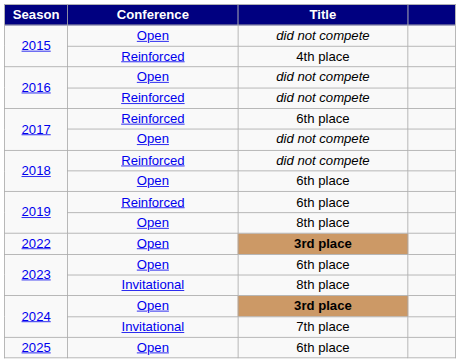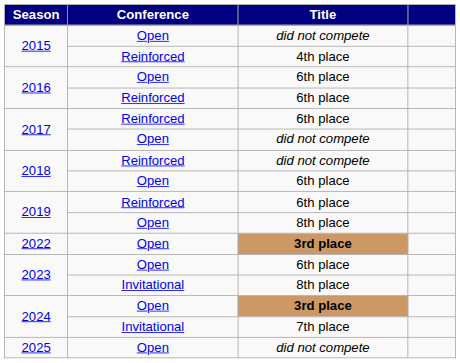(323, 77) did not compete -> (323, 77) 6th place
(323, 98) did not compete -> (323, 98) 6th place
(323, 347) 6th place -> (323, 347) did not compete
